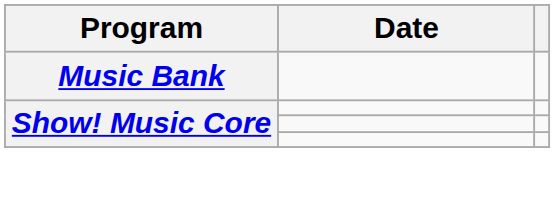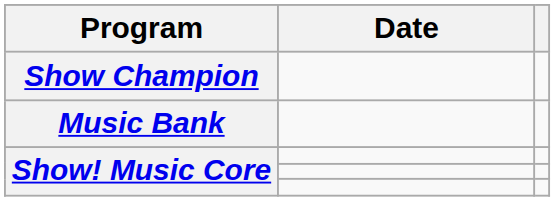+ row: (141, 75)
